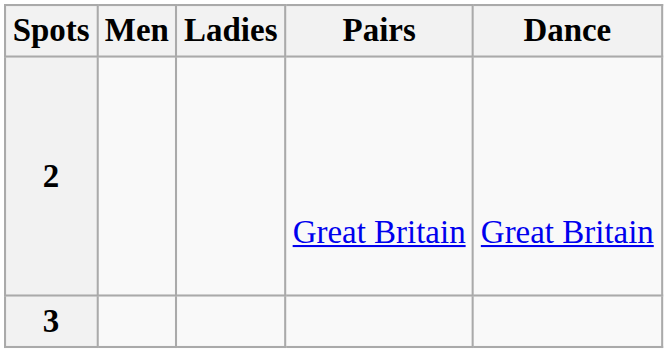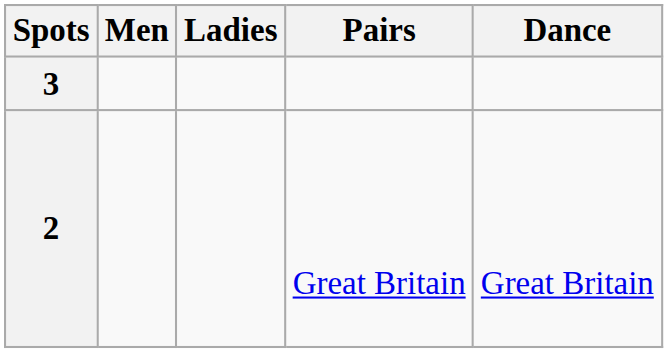rows swapped: (51, 320) <-> (51, 175)
